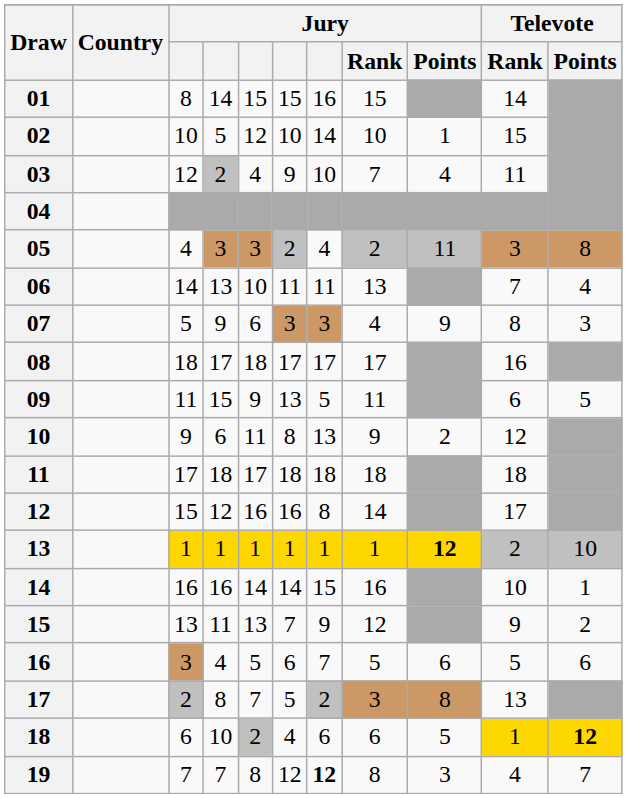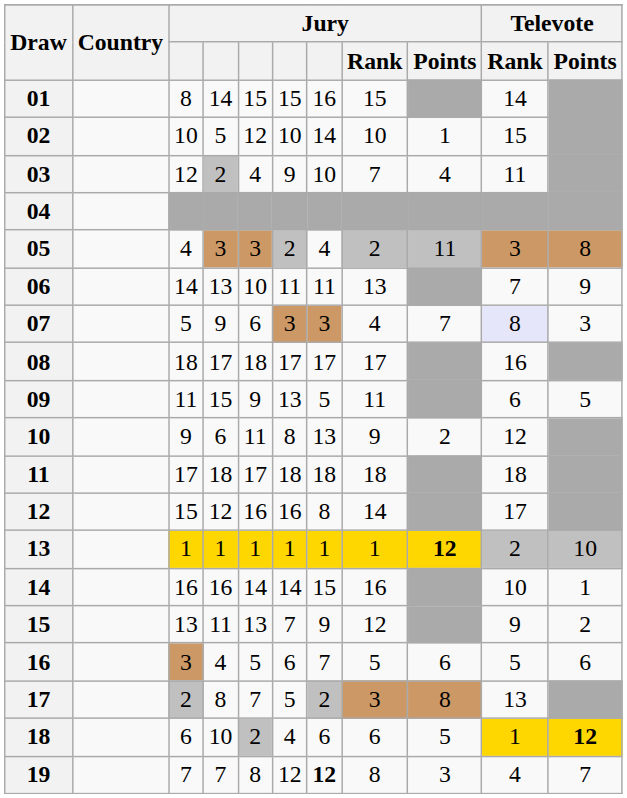(585, 286) 4 -> (585, 286) 9
(445, 323) 9 -> (445, 323) 7
(515, 323) no background -> (515, 323) lavender background
